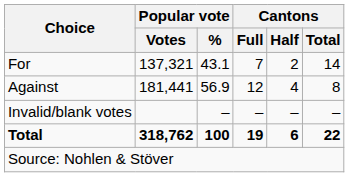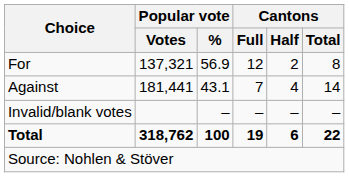(215, 64) 43.1 -> (215, 64) 56.9
(259, 64) 7 -> (255, 64) 12
(332, 64) 14 -> (336, 64) 8
(215, 87) 56.9 -> (215, 87) 43.1
(255, 87) 12 -> (259, 87) 7
(336, 87) 8 -> (332, 87) 14
